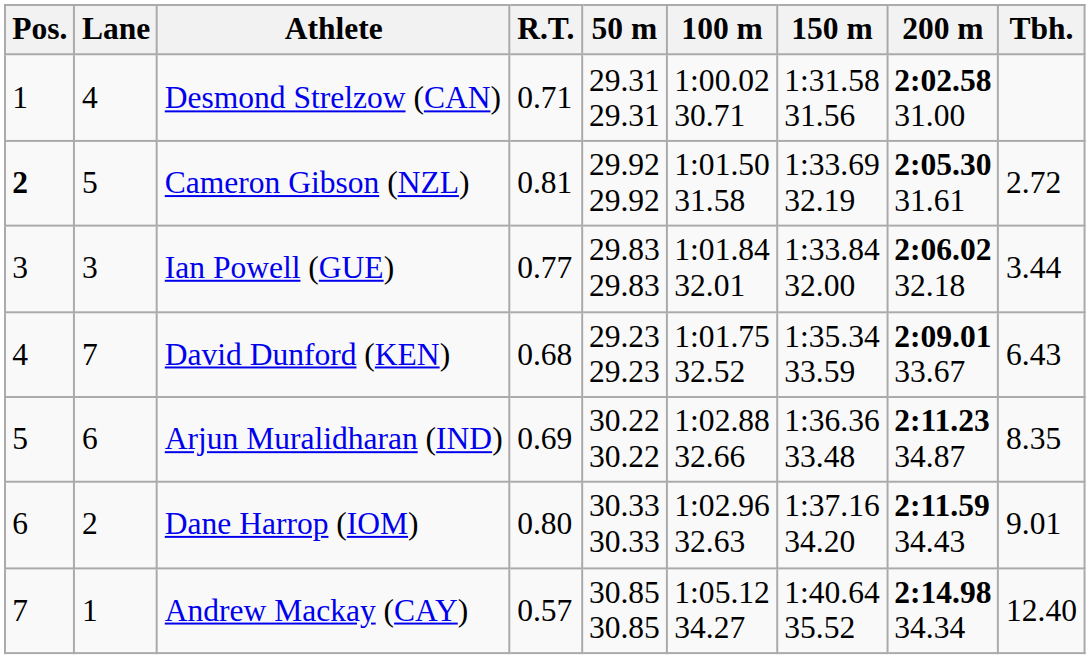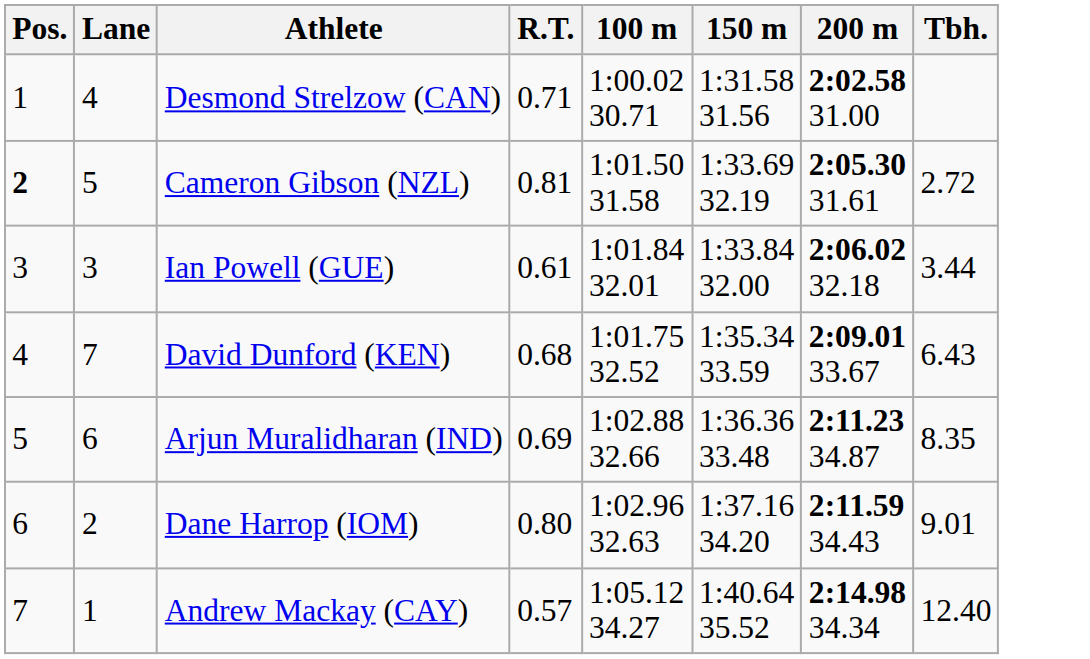- column: (624, 29)
(545, 268) 0.77 -> (545, 268) 0.61
